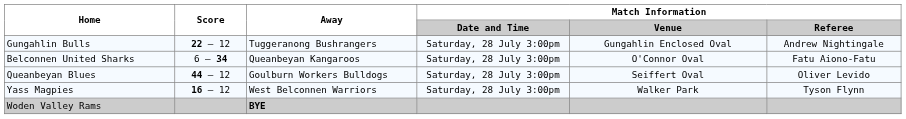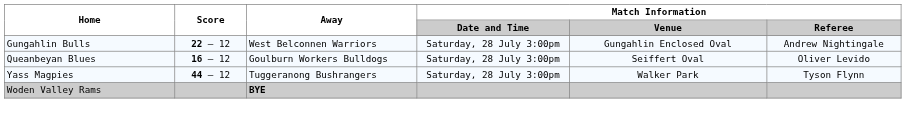(313, 43) Tuggeranong Bushrangers -> (313, 43) West Belconnen Warriors
- row: (71, 59)
(211, 75) 44 – 12 -> (211, 59) 16 – 12
(211, 90) 16 – 12 -> (211, 75) 44 – 12
(313, 90) West Belconnen Warriors -> (313, 75) Tuggeranong Bushrangers
